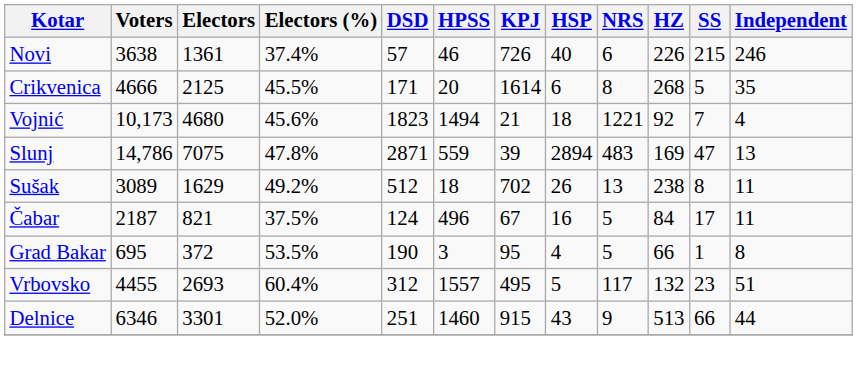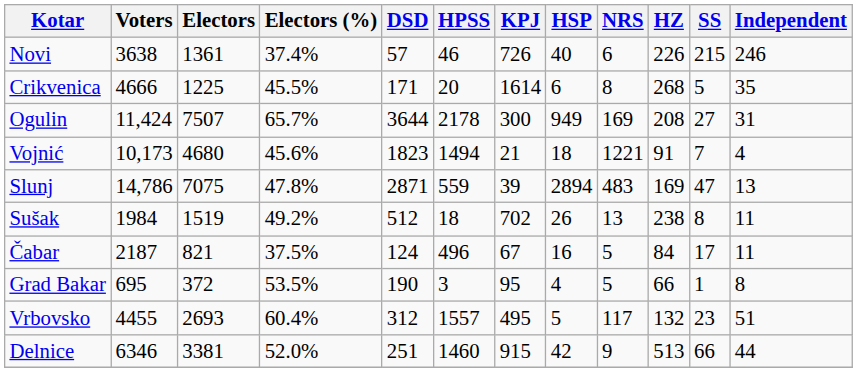(203, 86) 2125 -> (203, 86) 1225
+ row: (38, 119)
(664, 119) 92 -> (664, 152) 91
(136, 185) 3089 -> (136, 218) 1984
(203, 185) 1629 -> (203, 218) 1519
(203, 317) 3301 -> (203, 350) 3381
(561, 317) 43 -> (561, 350) 42
